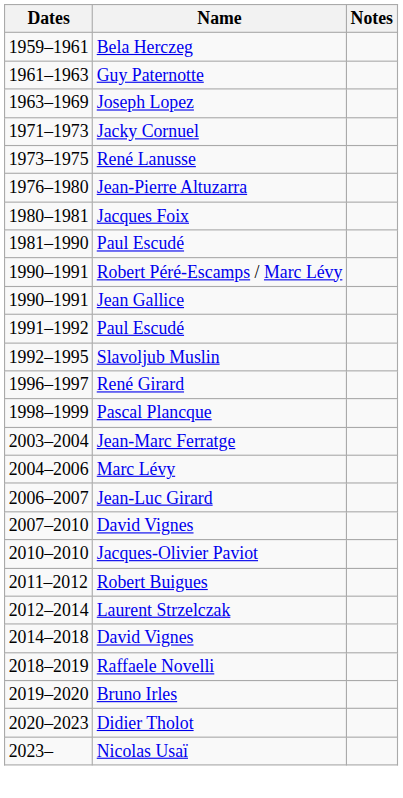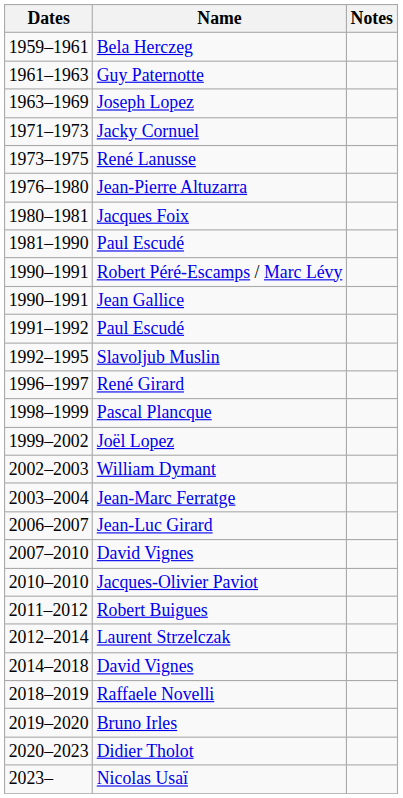+ row: (49, 441)
+ row: (49, 469)
- row: (49, 469)
